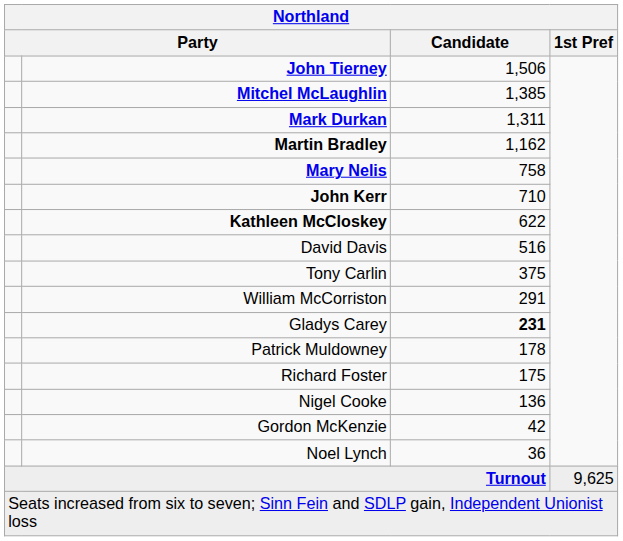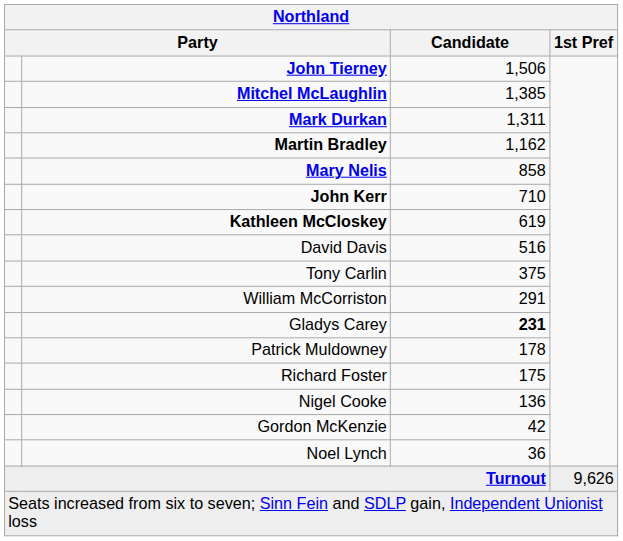(532, 171) 758 -> (532, 171) 858
(532, 222) 622 -> (532, 222) 619
(594, 478) 9,625 -> (594, 478) 9,626
